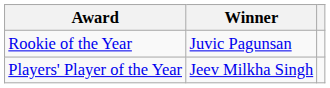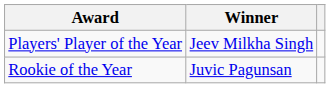rows swapped: (95, 69) <-> (70, 43)
